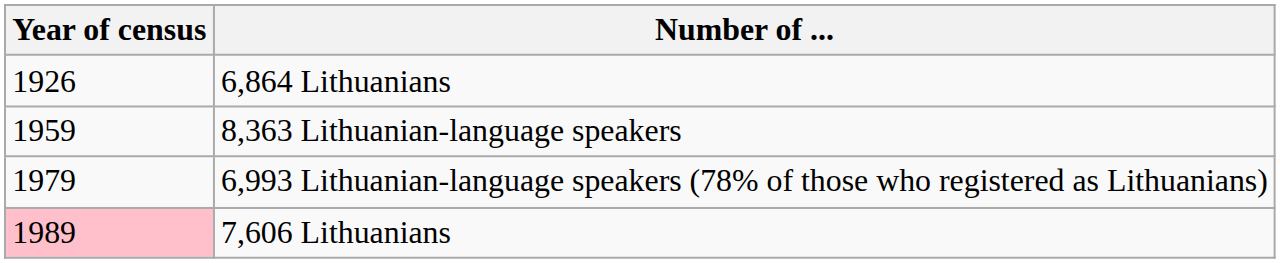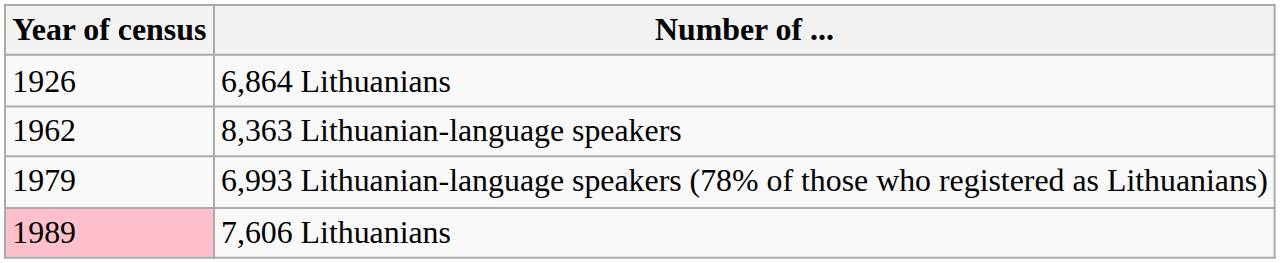(44, 130) 1959 -> (44, 130) 1962
